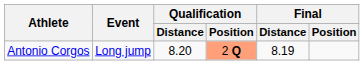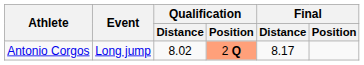(180, 51) 8.20 -> (180, 51) 8.02
(283, 51) 8.19 -> (283, 51) 8.17
